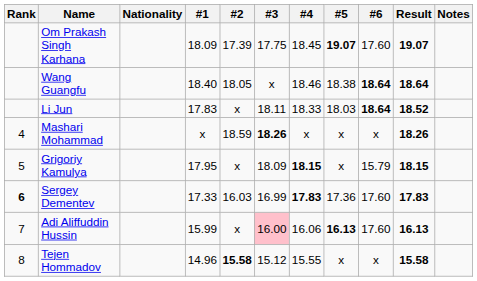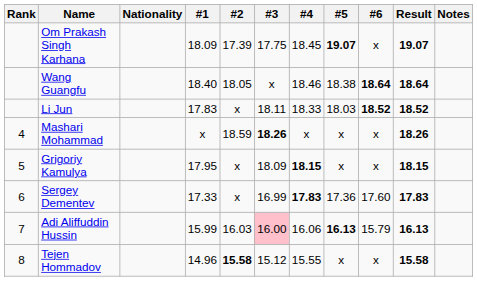(376, 45) 17.60 -> (376, 45) x
(376, 109) 18.64 -> (376, 109) 18.52
(376, 165) 15.79 -> (376, 165) x
(21, 197) bold -> (21, 197) normal
(237, 197) 16.03 -> (237, 197) x
(237, 229) x -> (237, 229) 16.03
(376, 229) 17.60 -> (376, 229) 15.79
